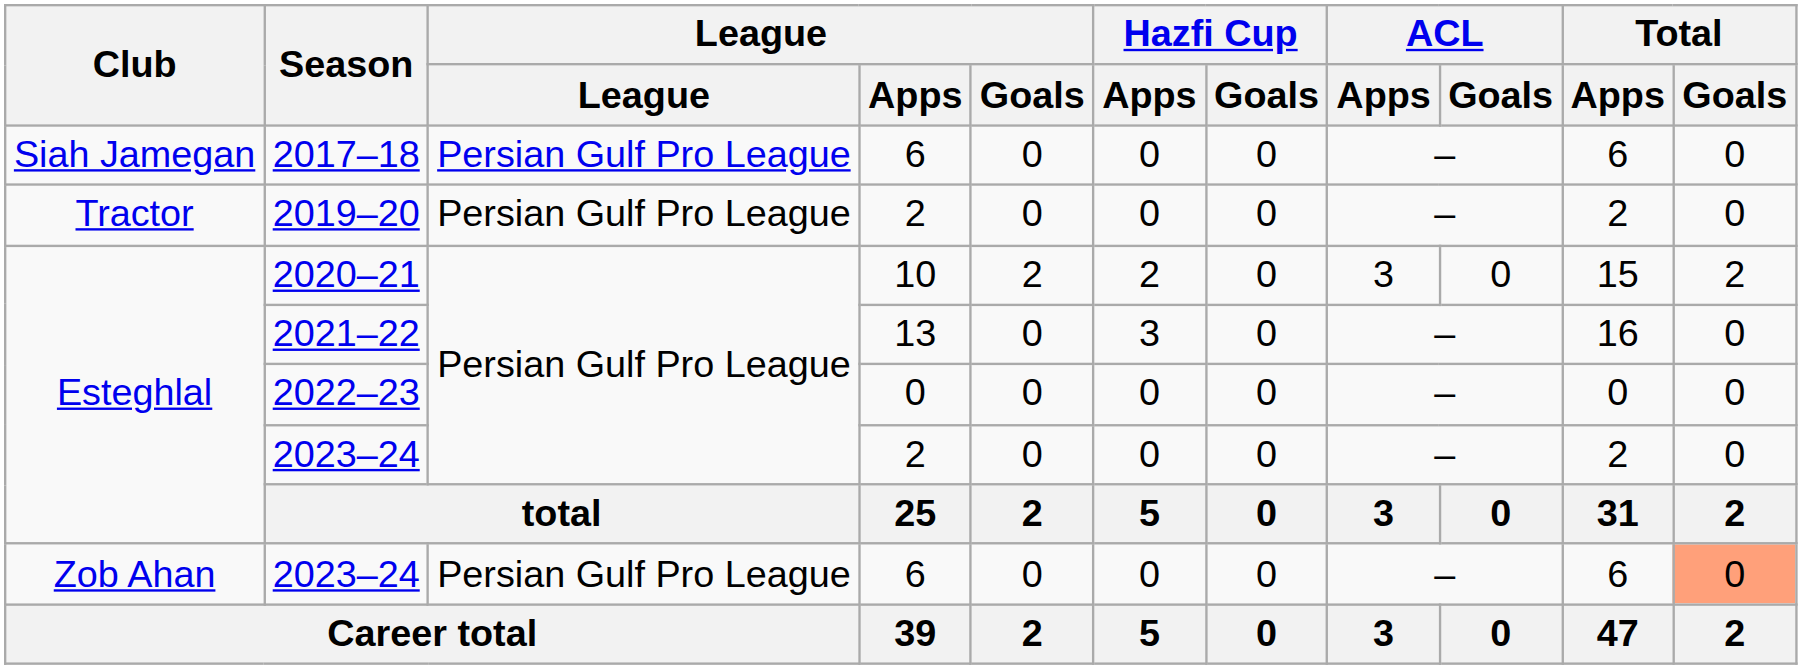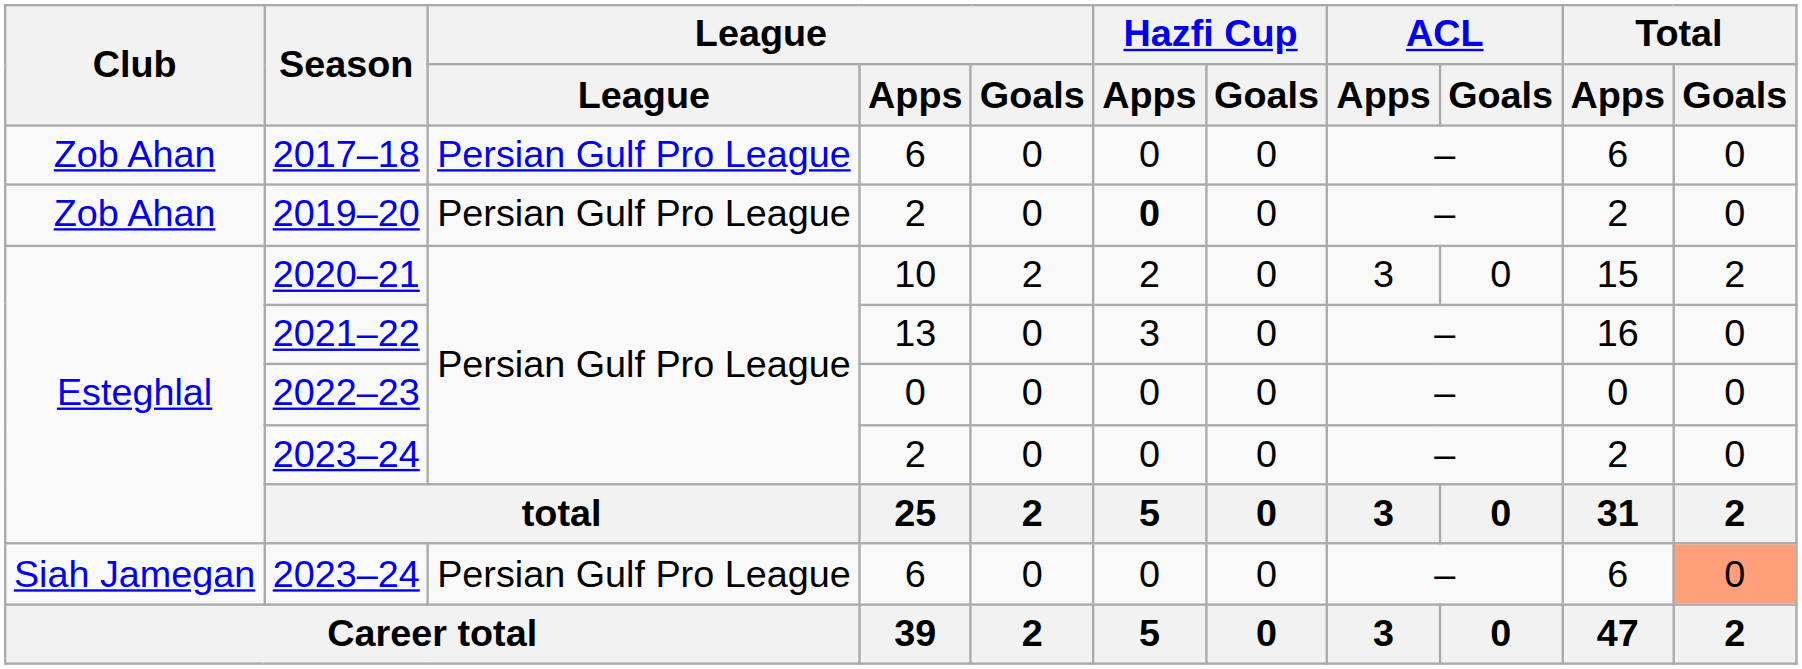(135, 154) Siah Jamegan -> (135, 154) Zob Ahan
(135, 214) Tractor -> (135, 214) Zob Ahan
(1149, 214) normal -> (1149, 214) bold
(135, 573) Zob Ahan -> (135, 573) Siah Jamegan
